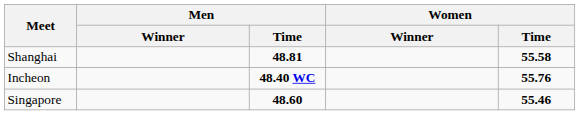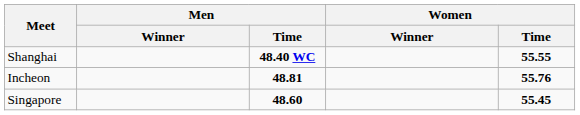(287, 57) 48.81 -> (287, 57) 48.40 WC
(536, 57) 55.58 -> (536, 57) 55.55
(287, 78) 48.40 WC -> (287, 78) 48.81
(536, 99) 55.46 -> (536, 99) 55.45
